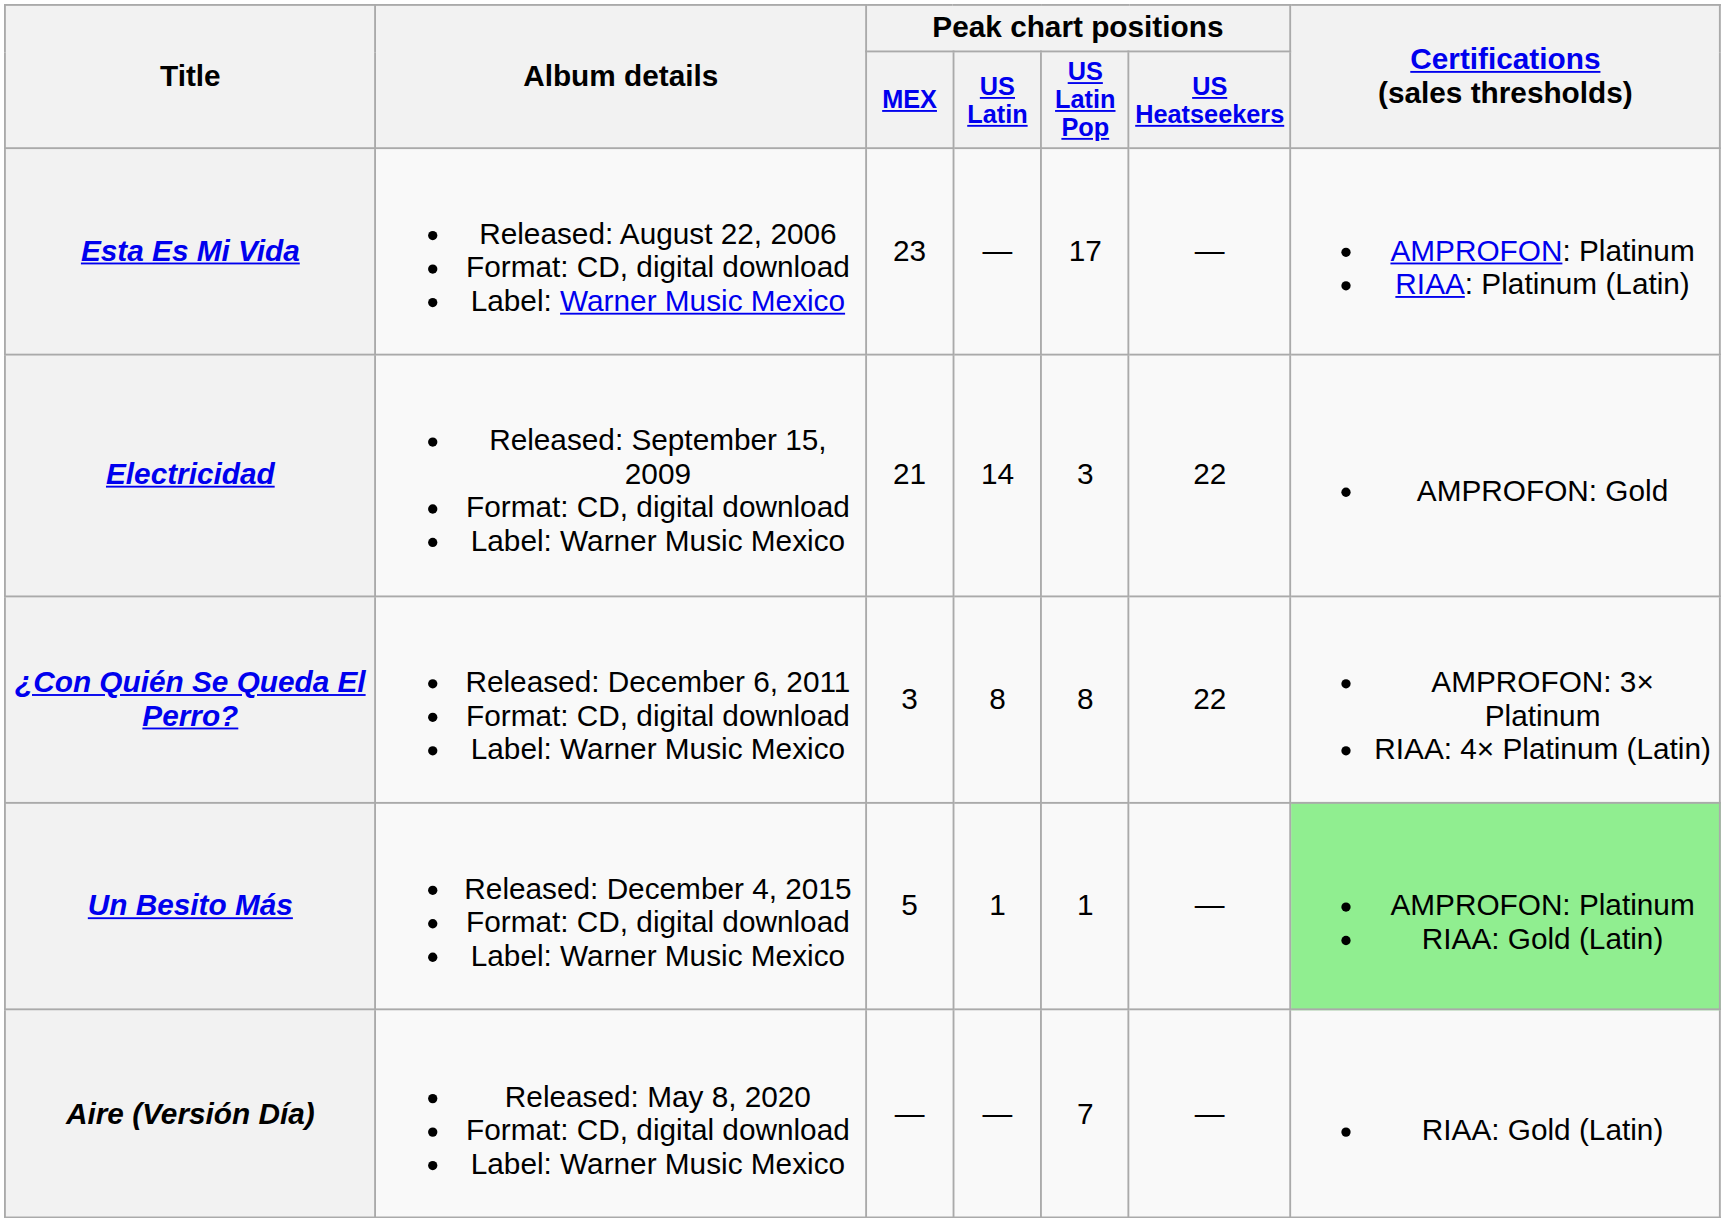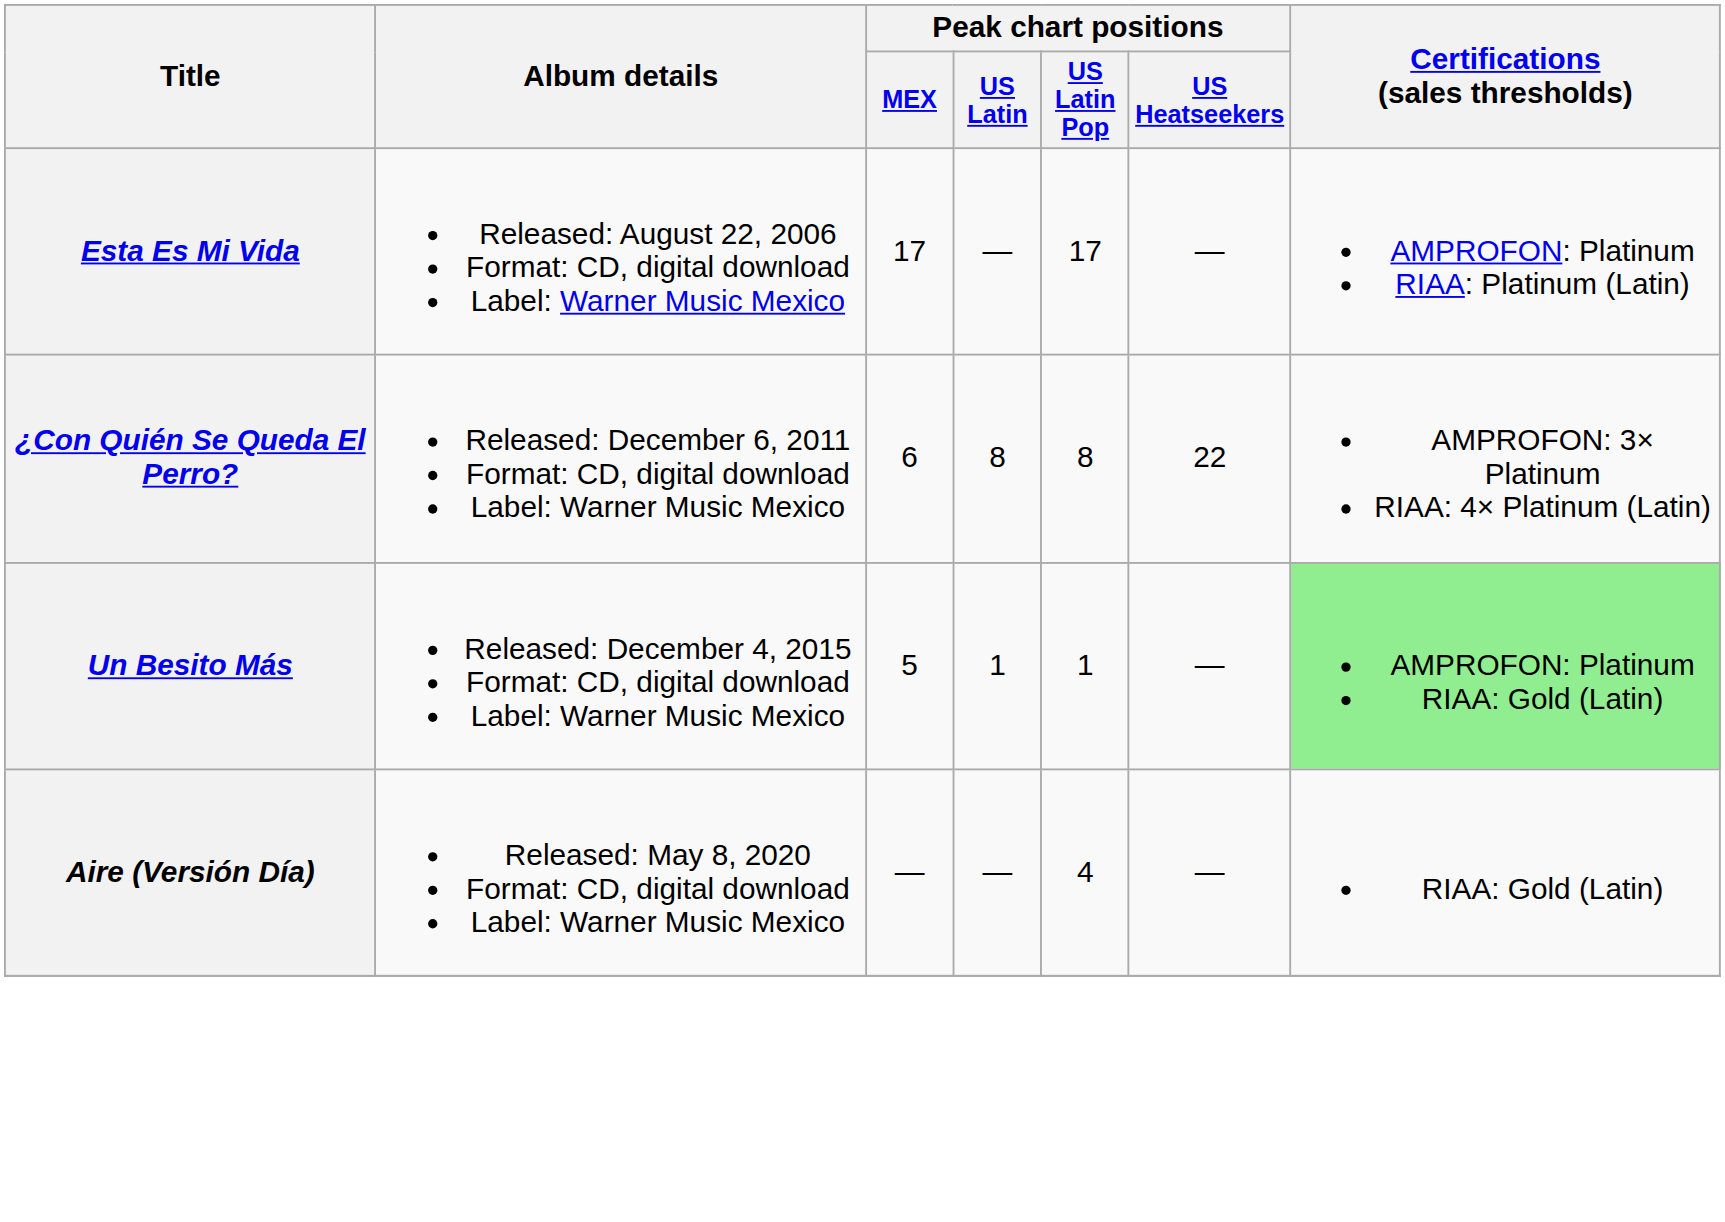(910, 250) 23 -> (910, 250) 17
- row: (190, 474)
(910, 698) 3 -> (910, 458) 6
(1085, 1113) 7 -> (1085, 872) 4
